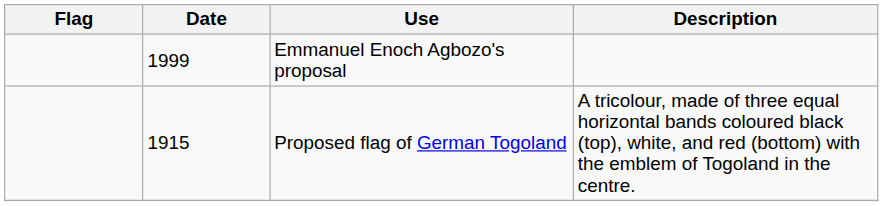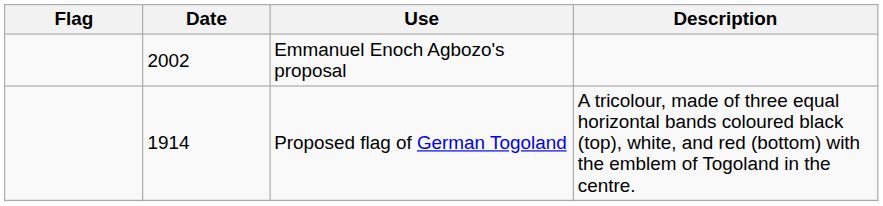(168, 60) 1999 -> (168, 60) 2002
(168, 143) 1915 -> (168, 143) 1914
